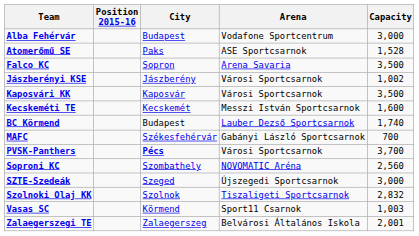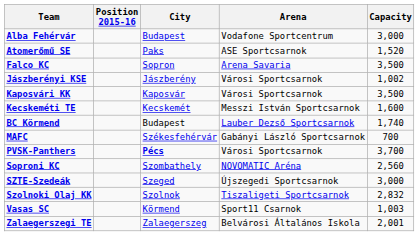(391, 51) 1,528 -> (391, 51) 1,520
